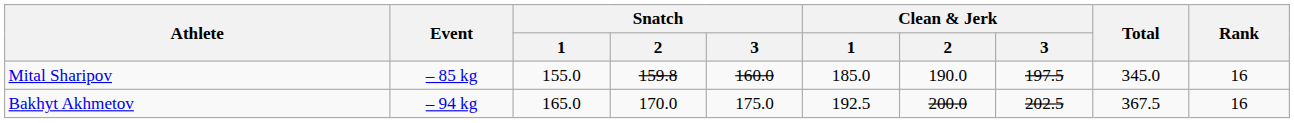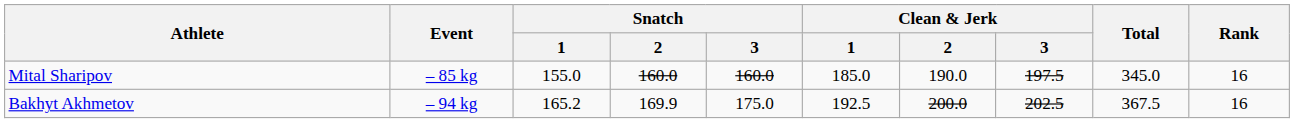(658, 75) 159.8 -> (658, 75) 160.0
(561, 103) 165.0 -> (561, 103) 165.2
(658, 103) 170.0 -> (658, 103) 169.9
